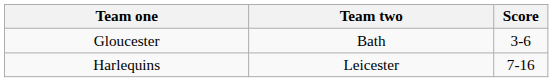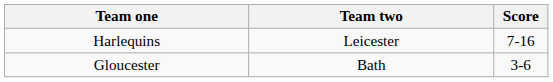rows swapped: (127, 40) <-> (127, 64)
